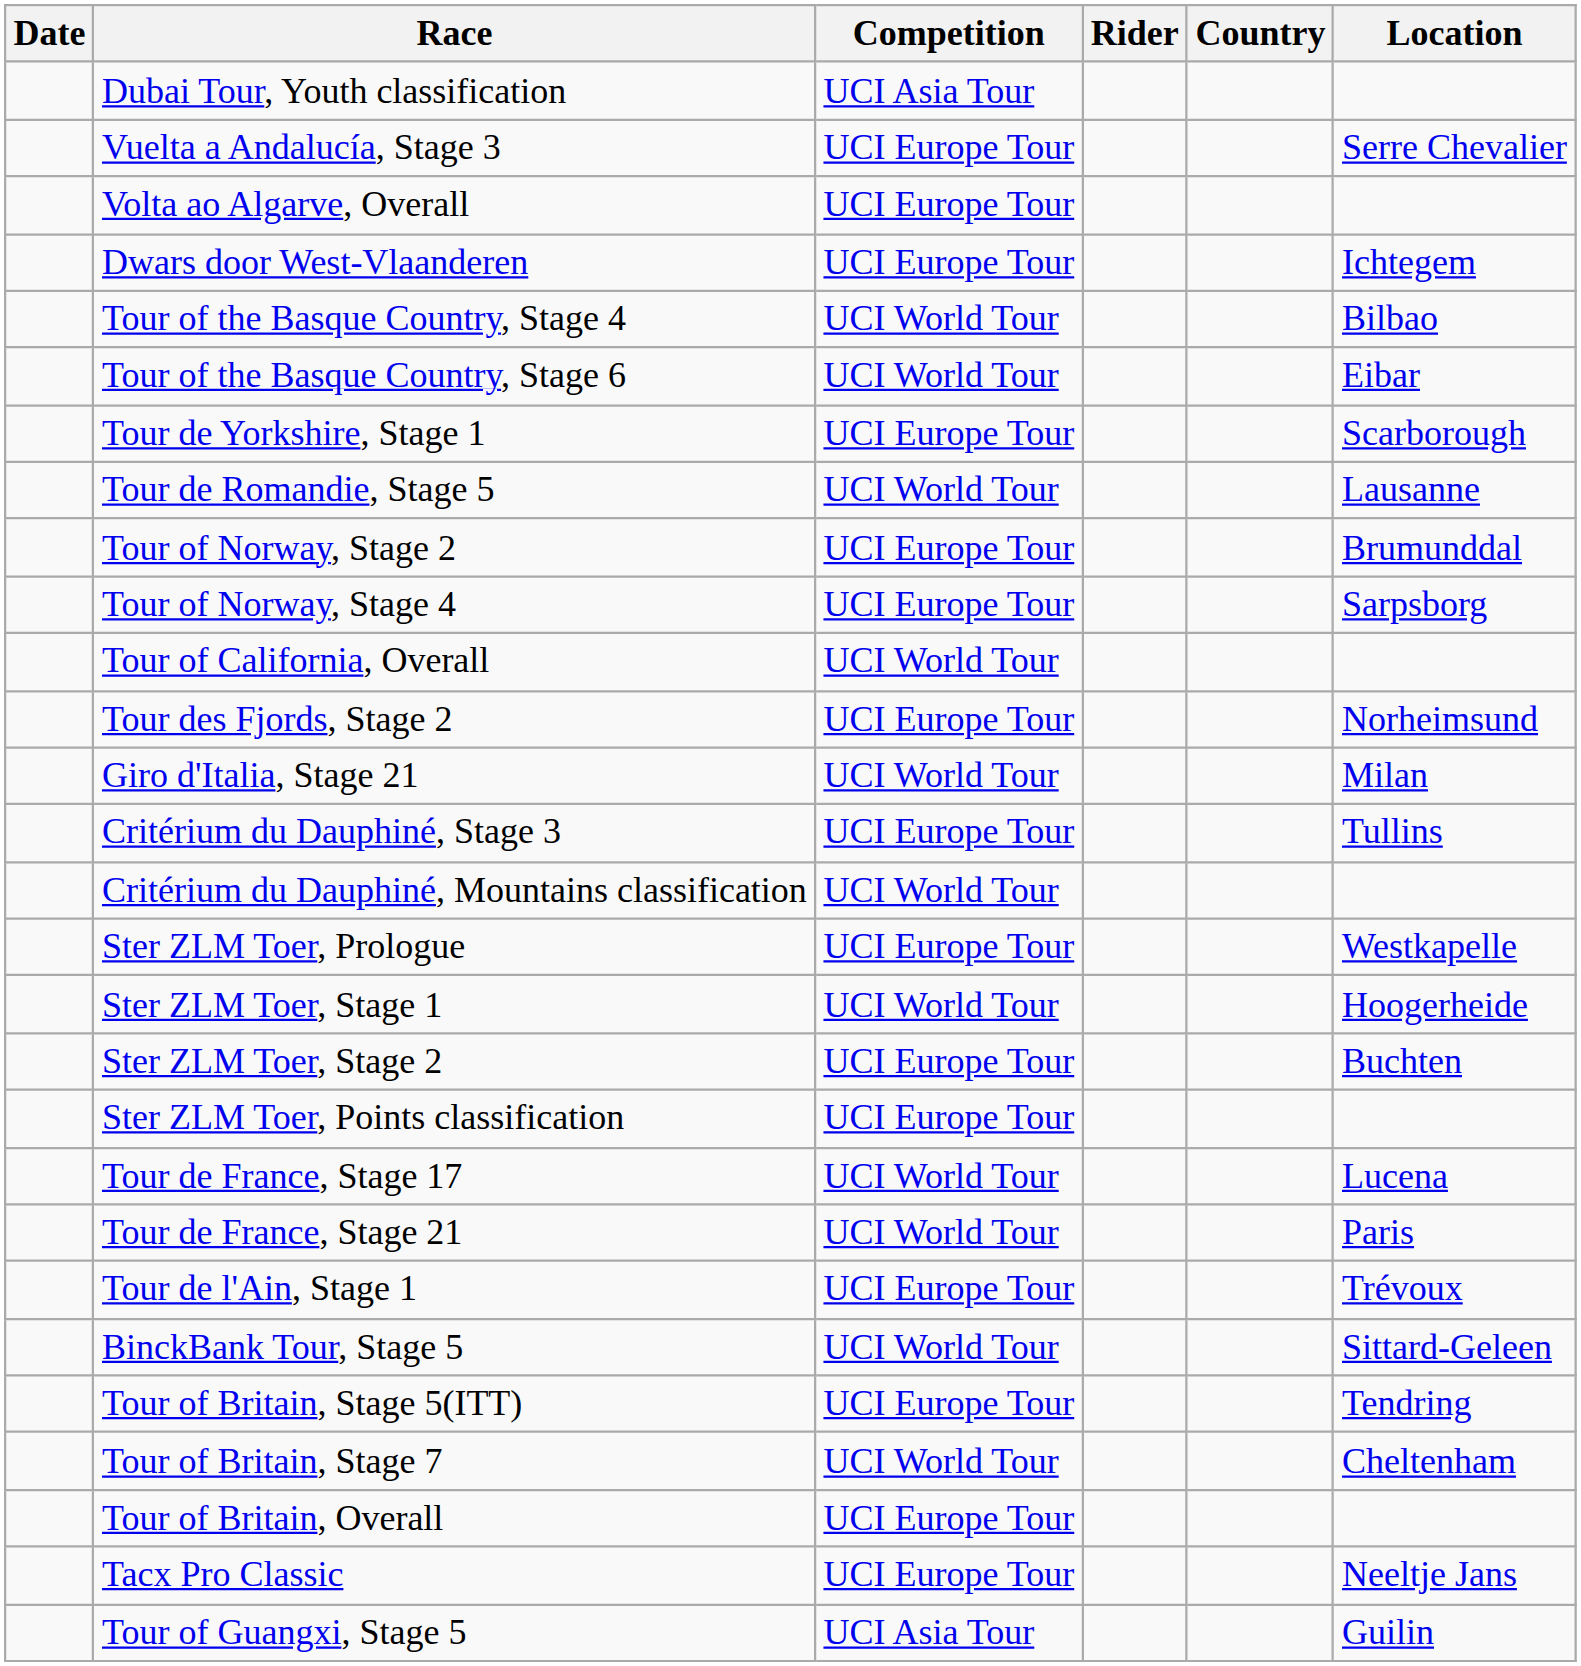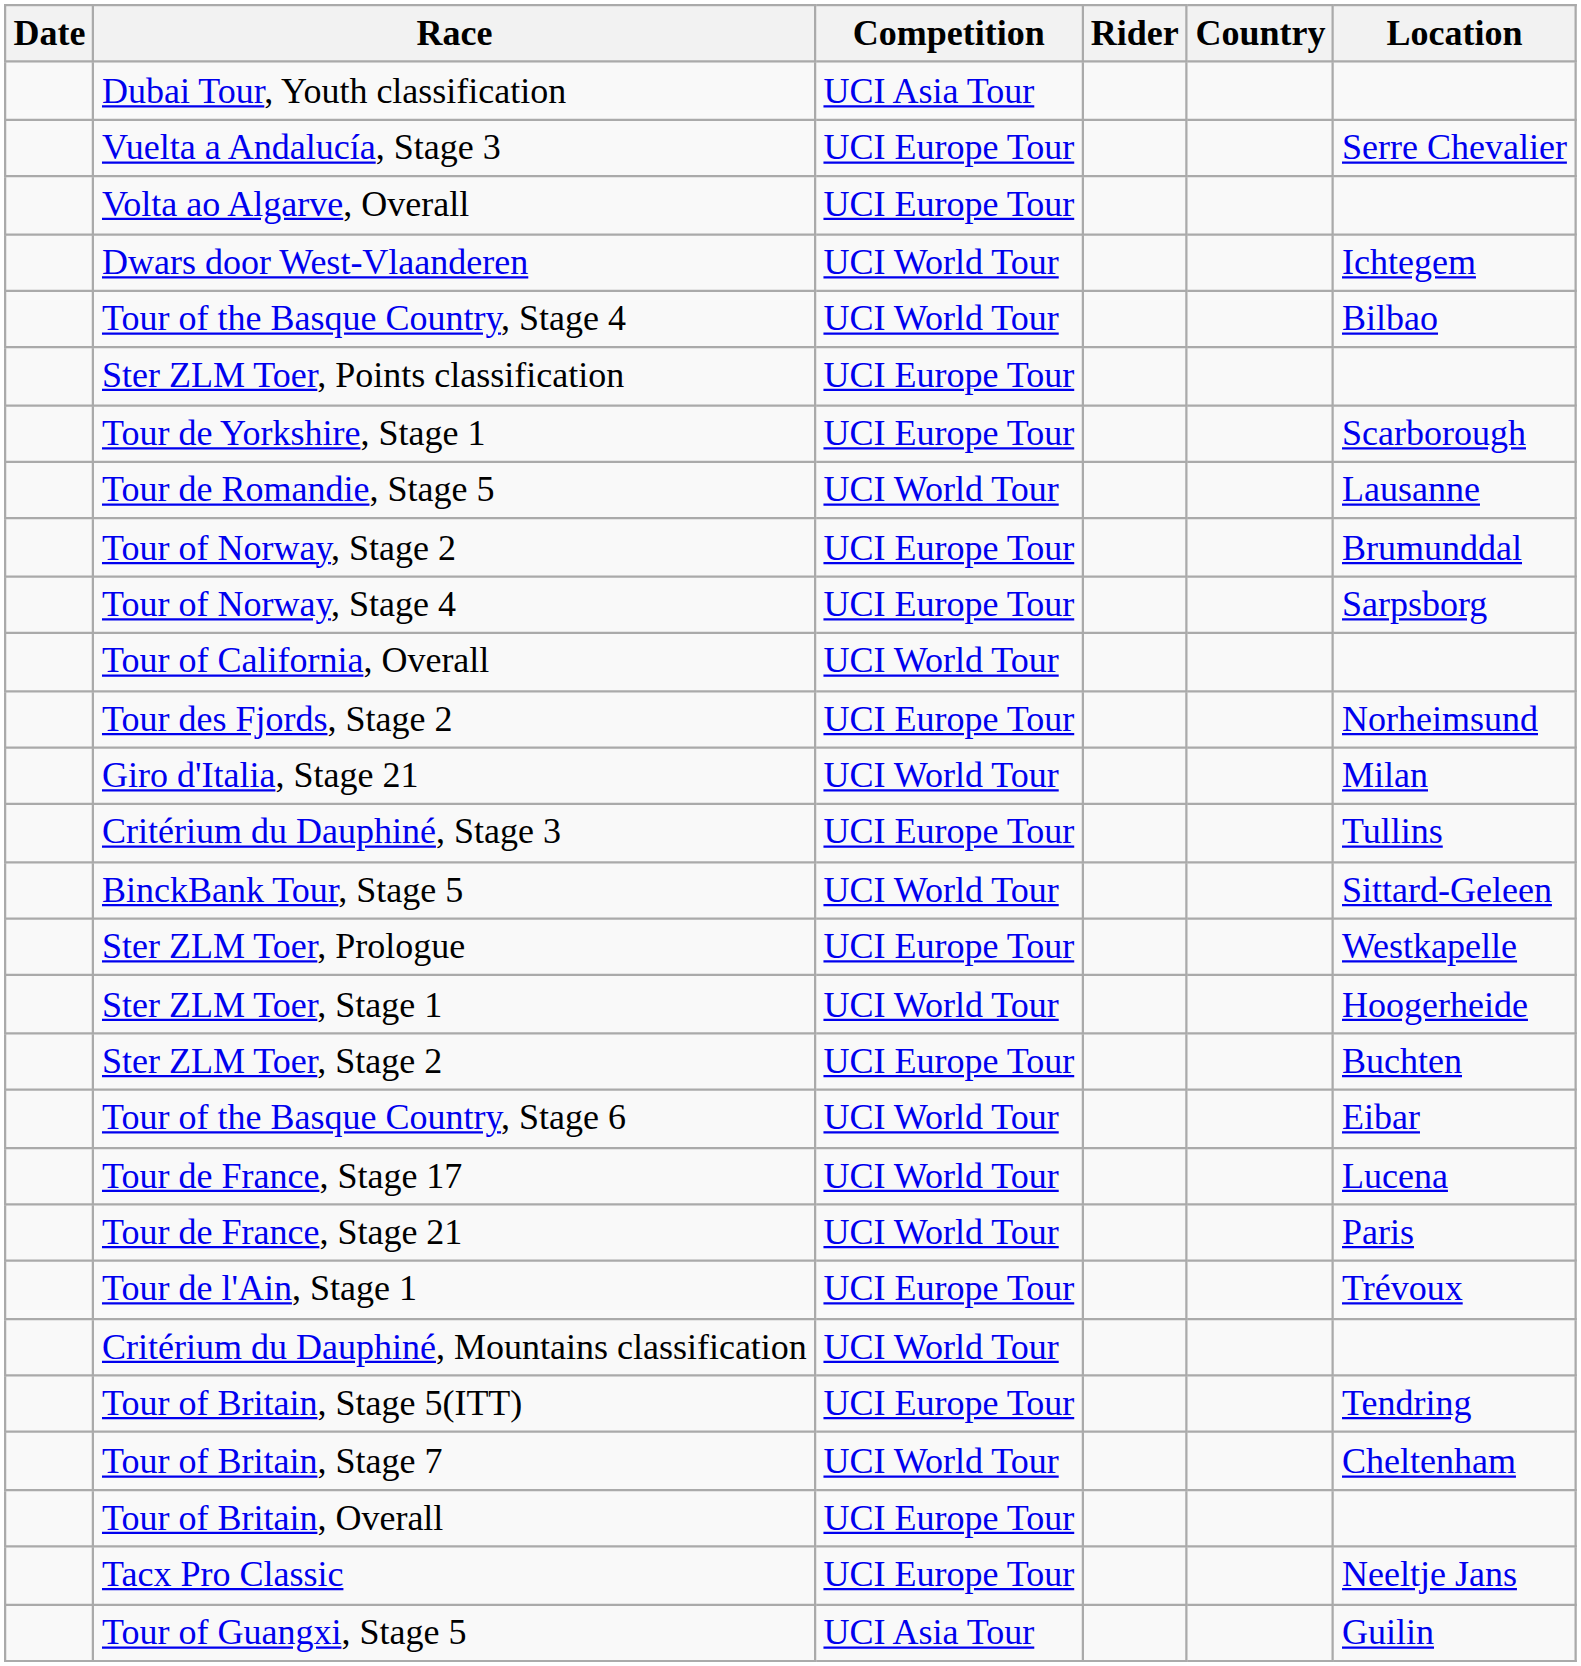(949, 261) UCI Europe Tour -> (941, 261) UCI World Tour
rows swapped: (364, 375) <-> (363, 1117)
rows swapped: (454, 889) <-> (283, 1346)
